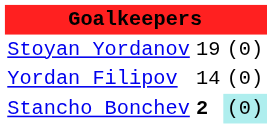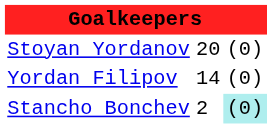(208, 49) 19 -> (208, 49) 20
(202, 108) bold -> (202, 108) normal
